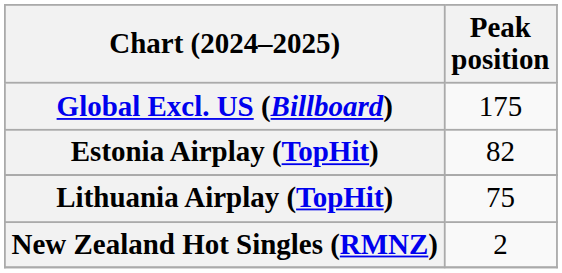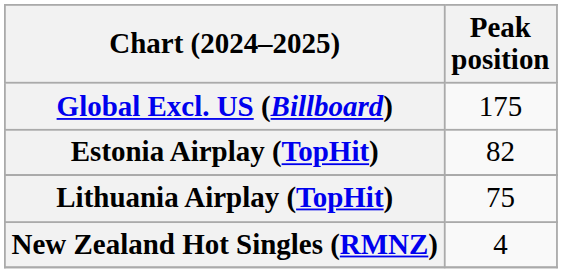(500, 243) 2 -> (500, 243) 4
